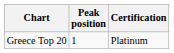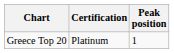columns swapped: (89, 18) <-> (139, 18)
